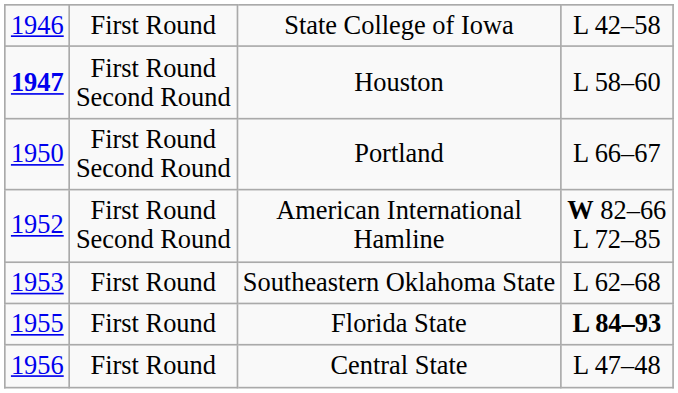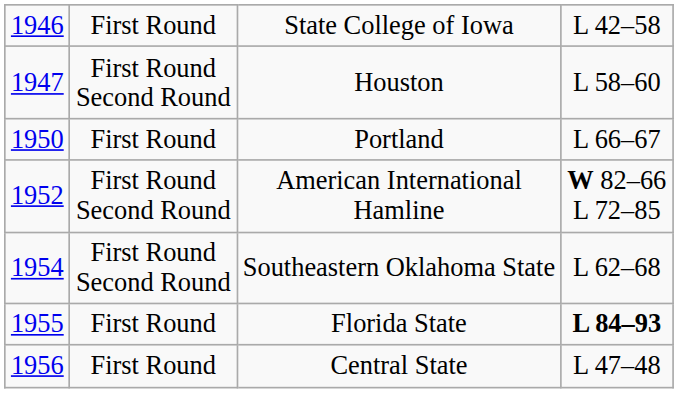(37, 82) bold -> (37, 82) normal
(153, 153) First Round Second Round -> (153, 138) First Round
(37, 282) 1953 -> (37, 267) 1954
(153, 282) First Round -> (153, 267) First Round Second Round
